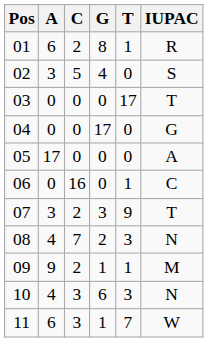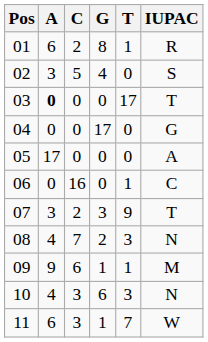(51, 101) normal -> (51, 101) bold
(77, 267) 2 -> (77, 267) 6
